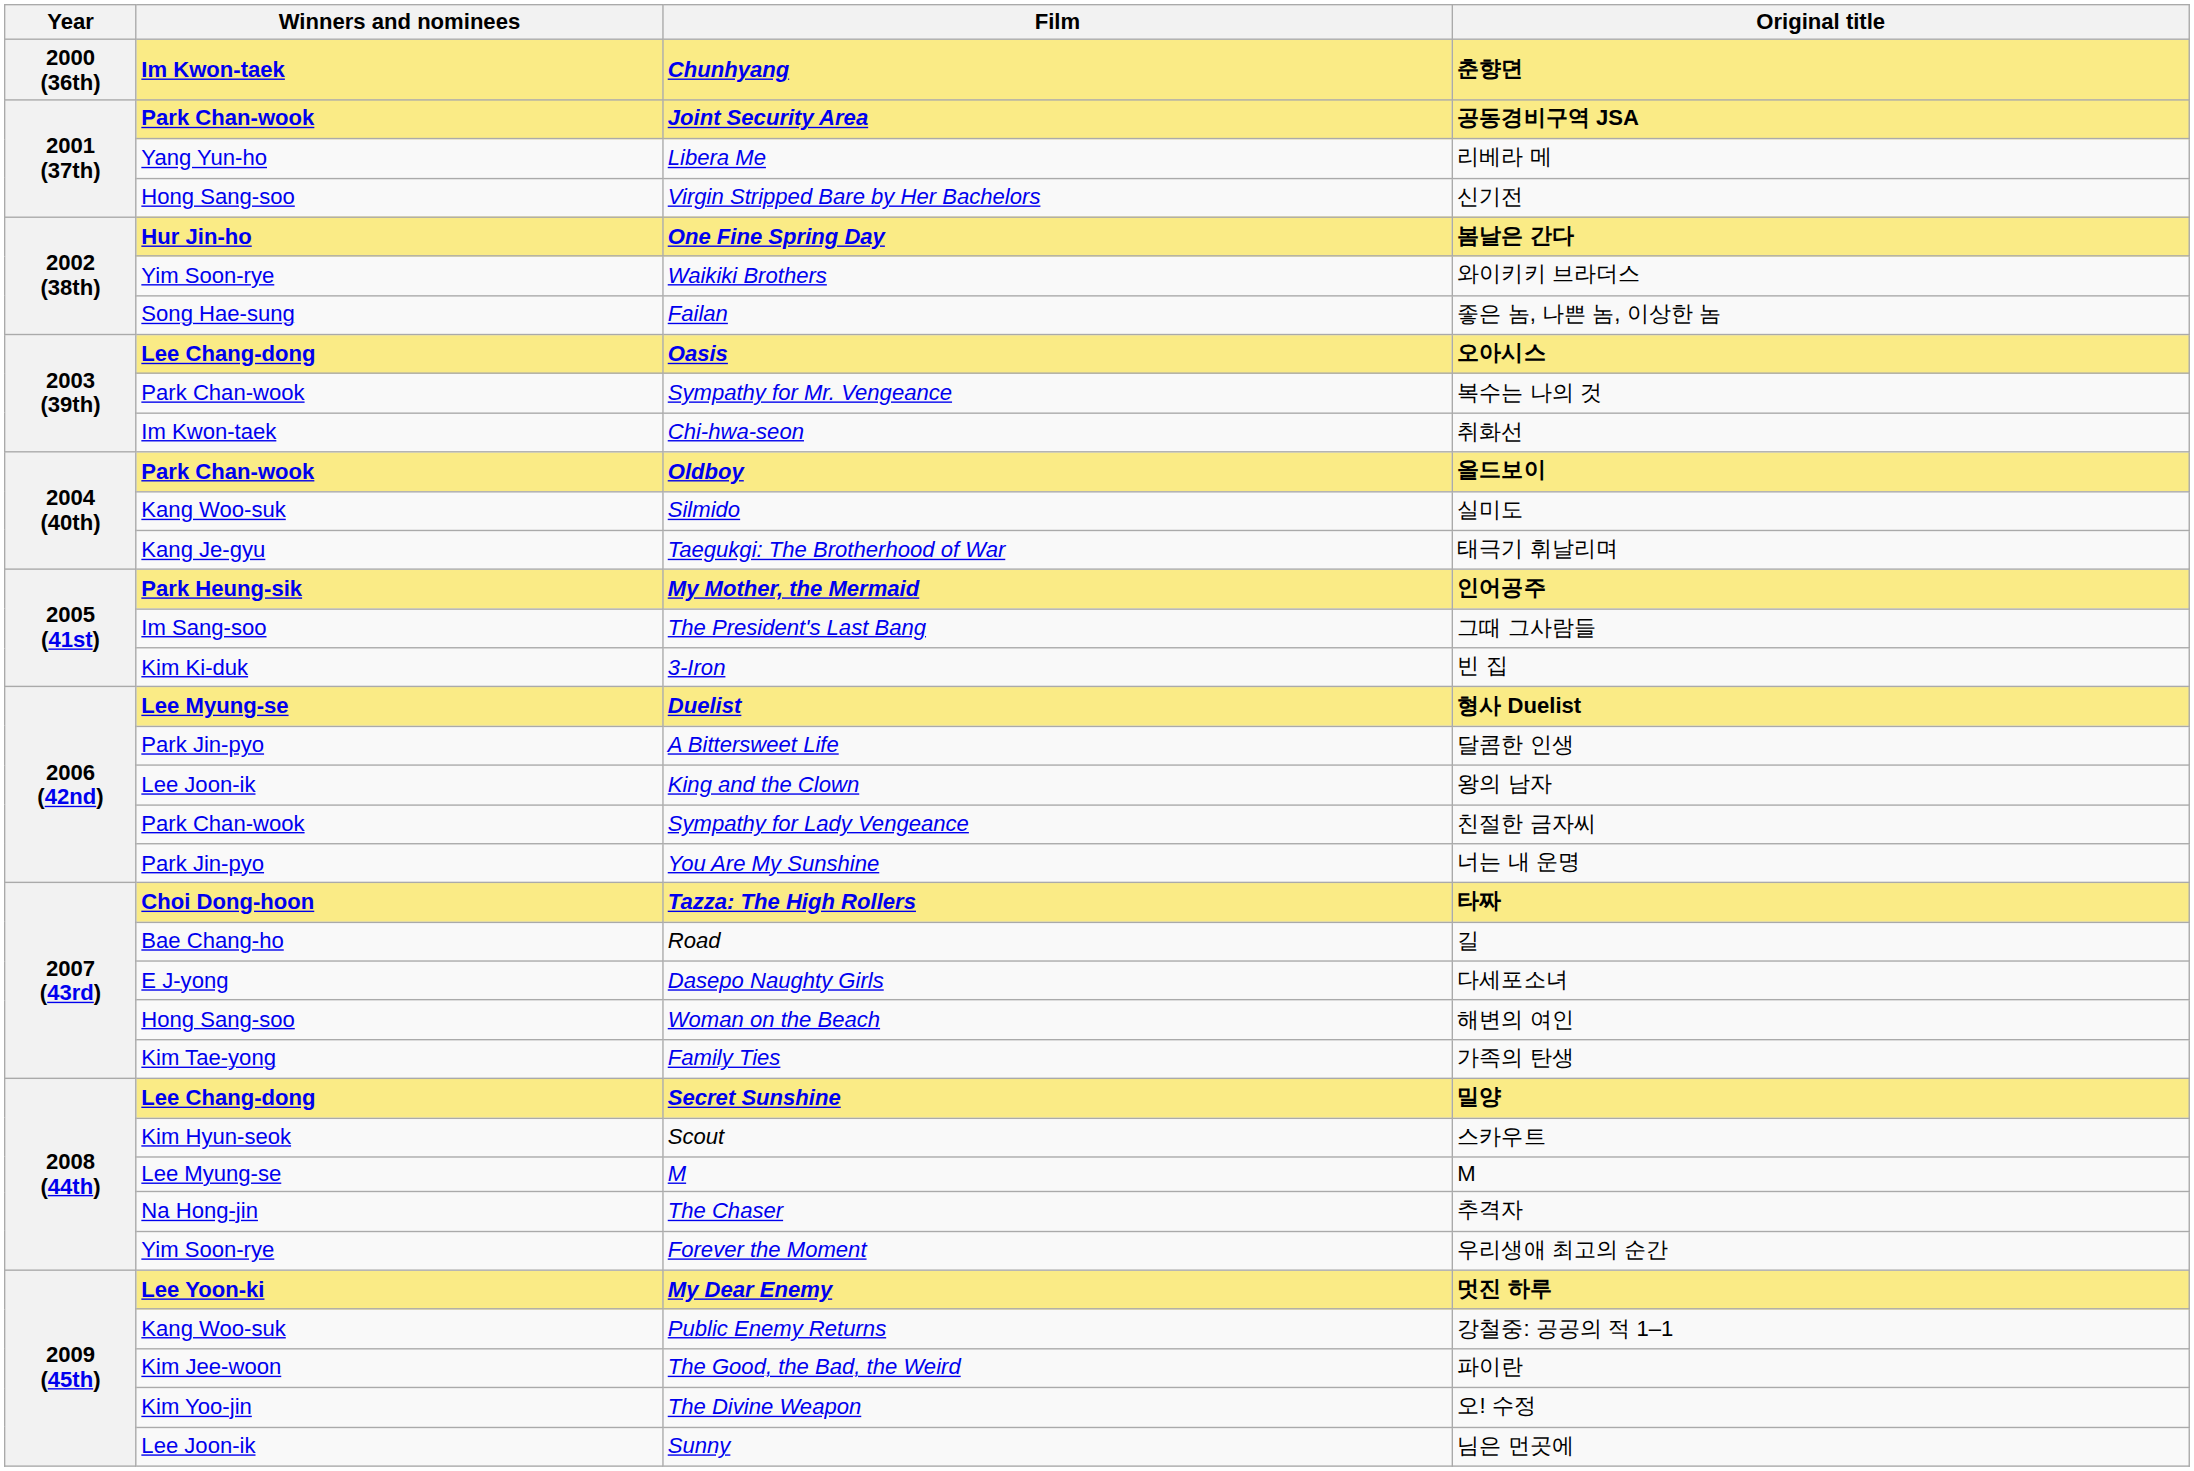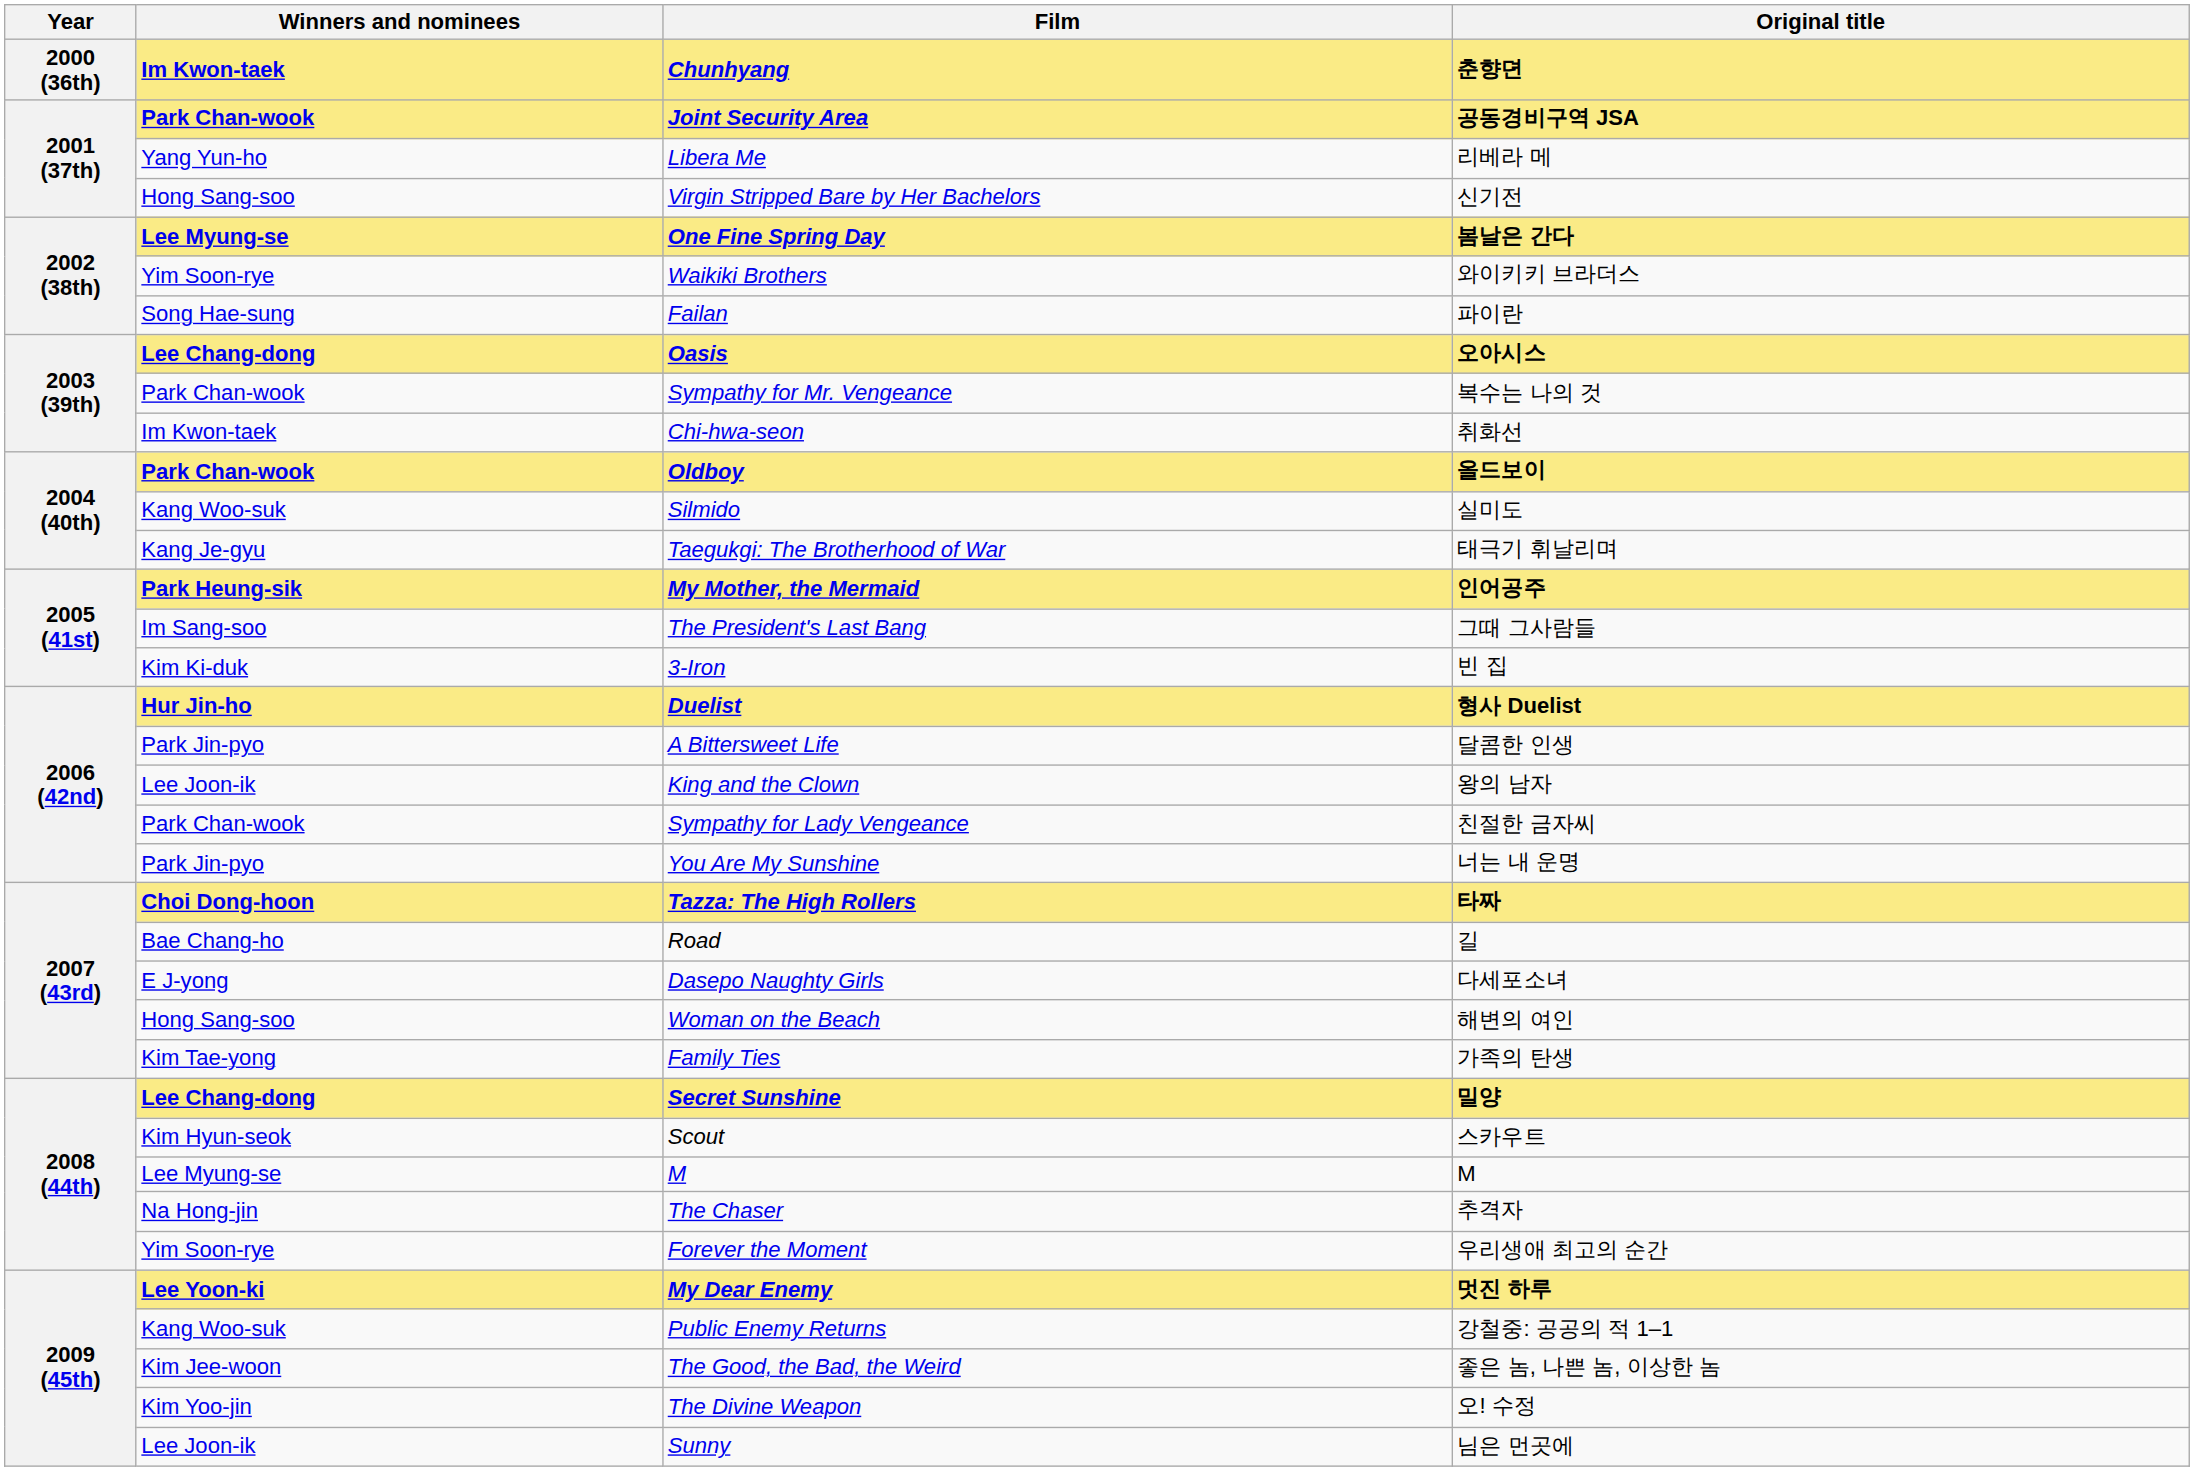(197, 236) Hur Jin-ho -> (215, 236) Lee Myung-se
(1589, 314) 좋은 놈, 나쁜 놈, 이상한 놈 -> (1490, 314) 파이란
(215, 706) Lee Myung-se -> (197, 706) Hur Jin-ho
(1490, 1367) 파이란 -> (1589, 1367) 좋은 놈, 나쁜 놈, 이상한 놈
